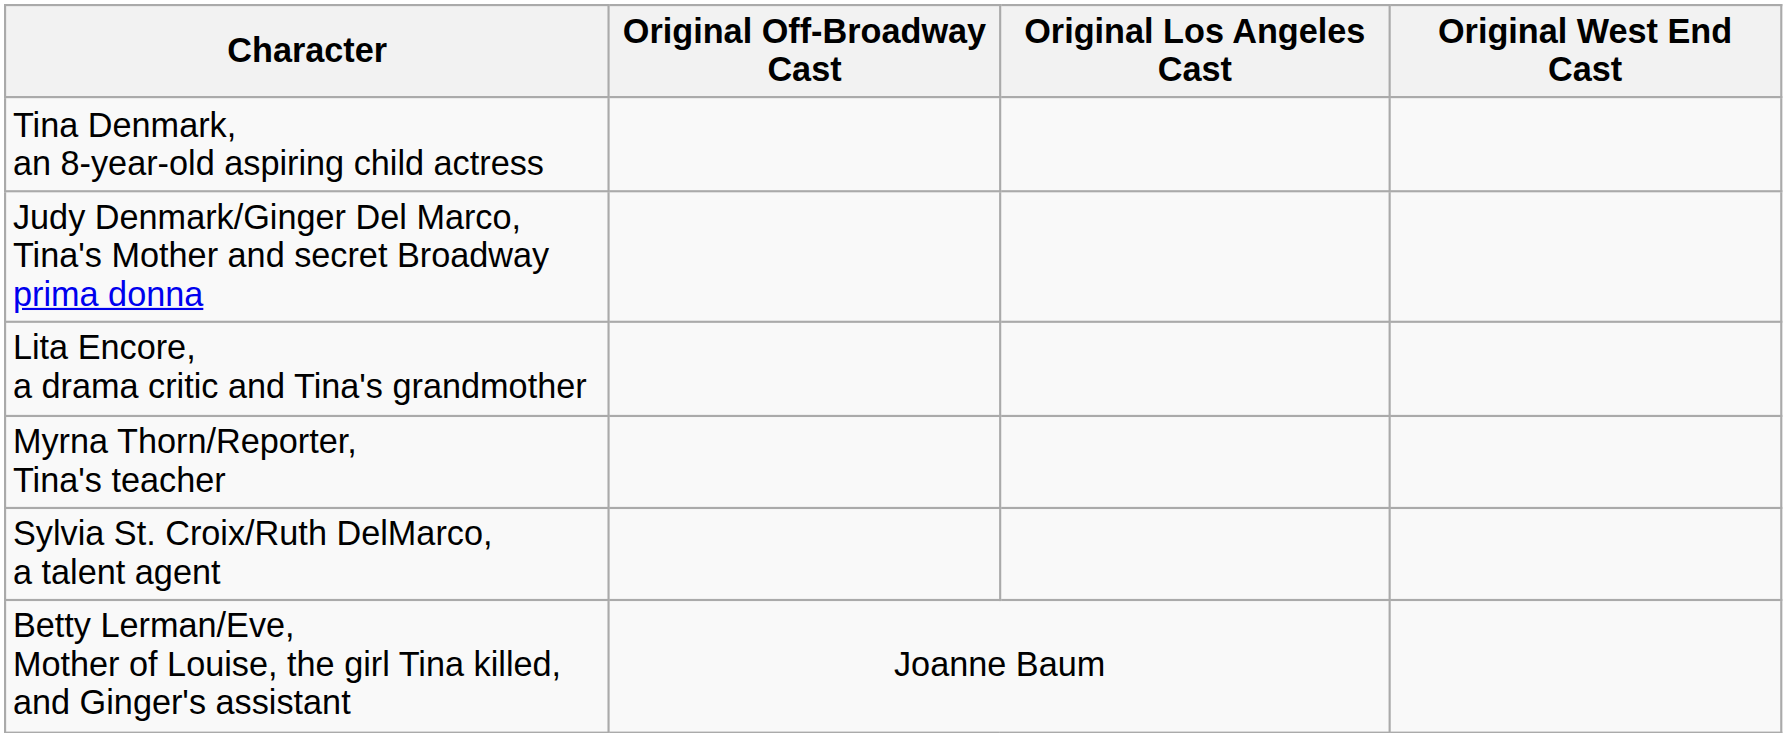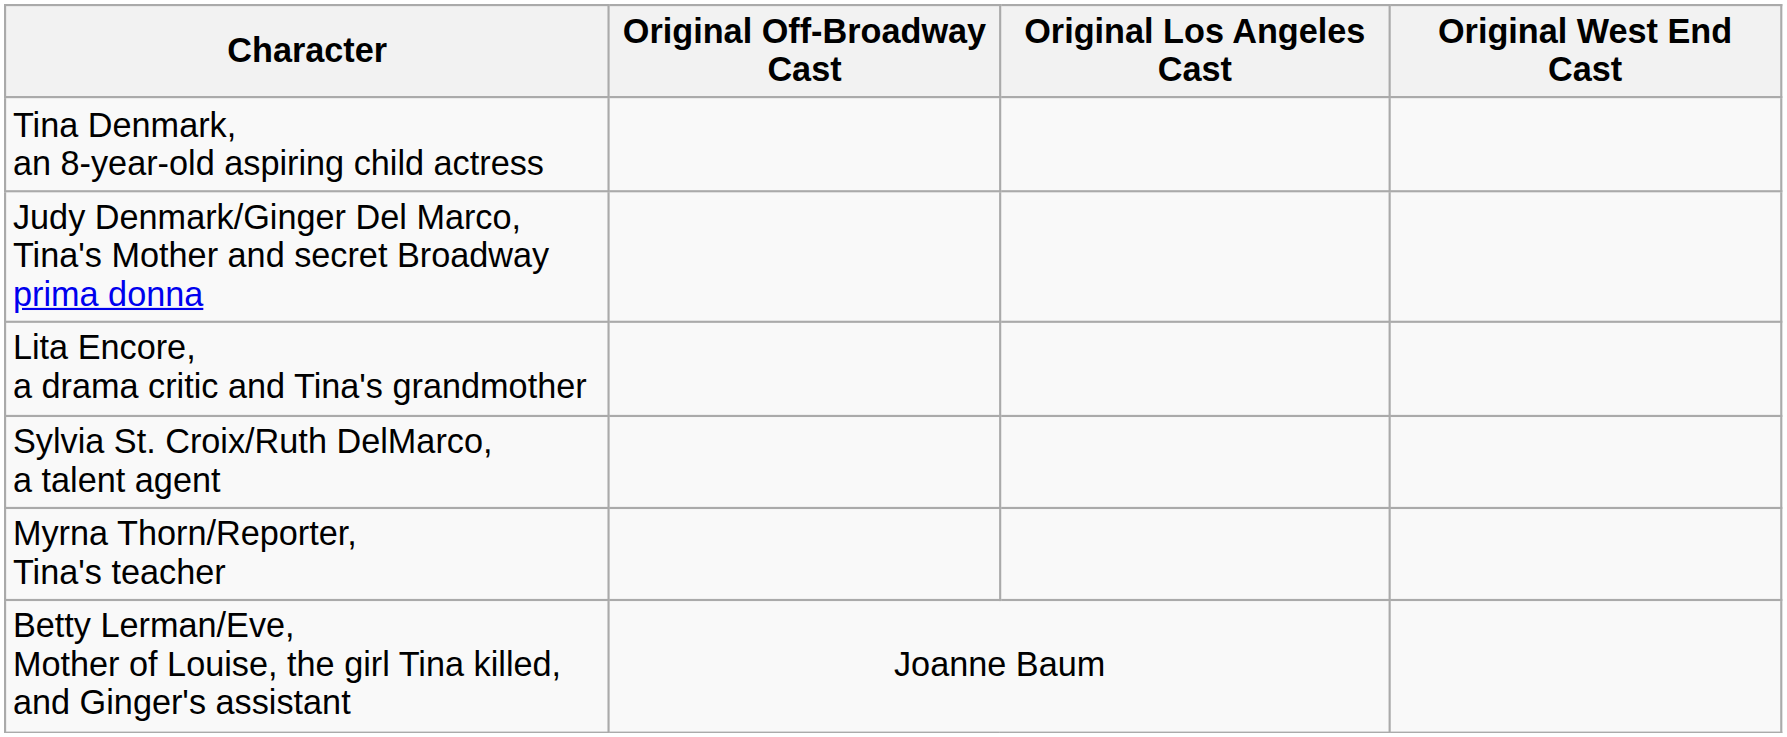rows swapped: (185, 460) <-> (253, 553)
